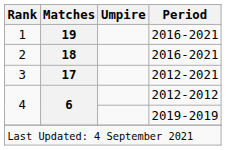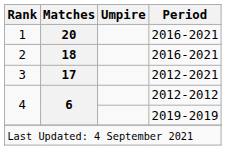(69, 35) 19 -> (69, 35) 20
